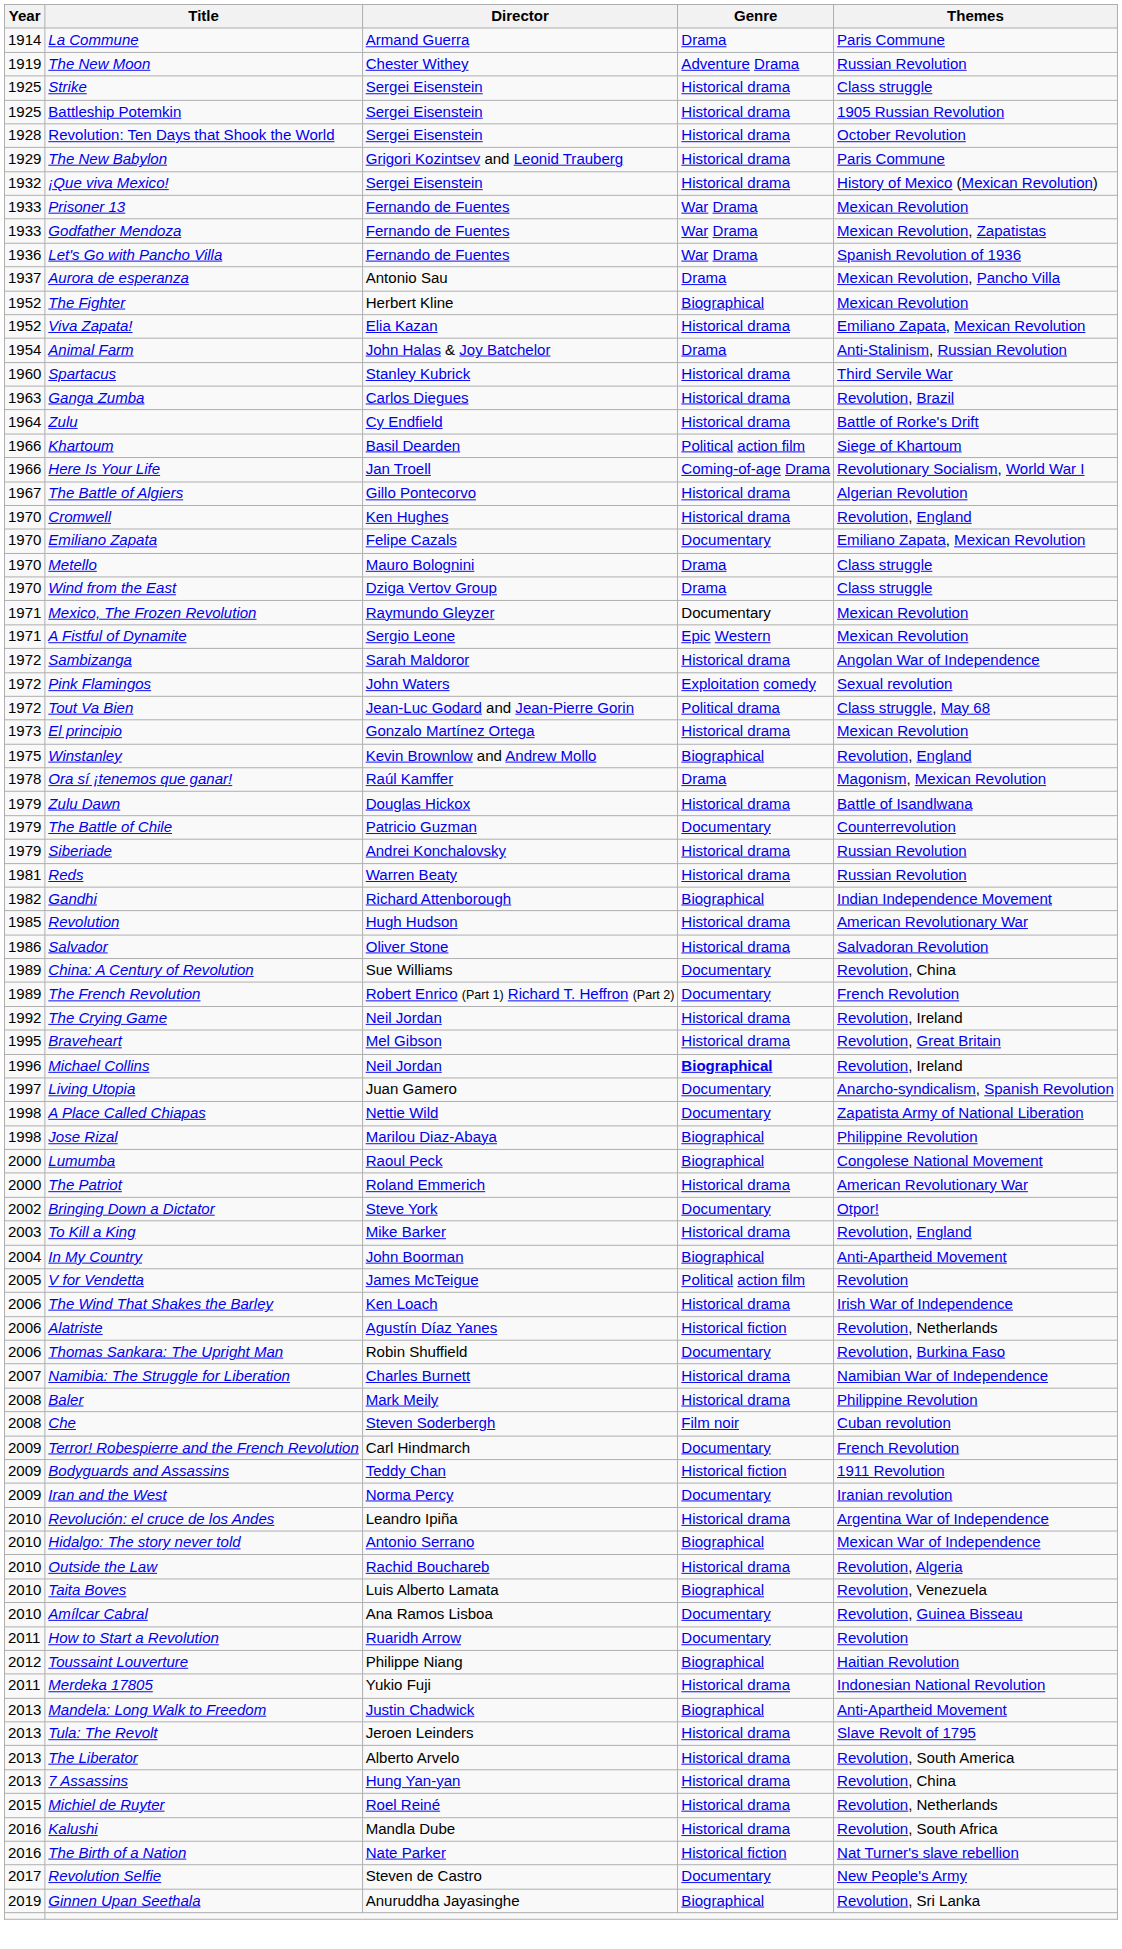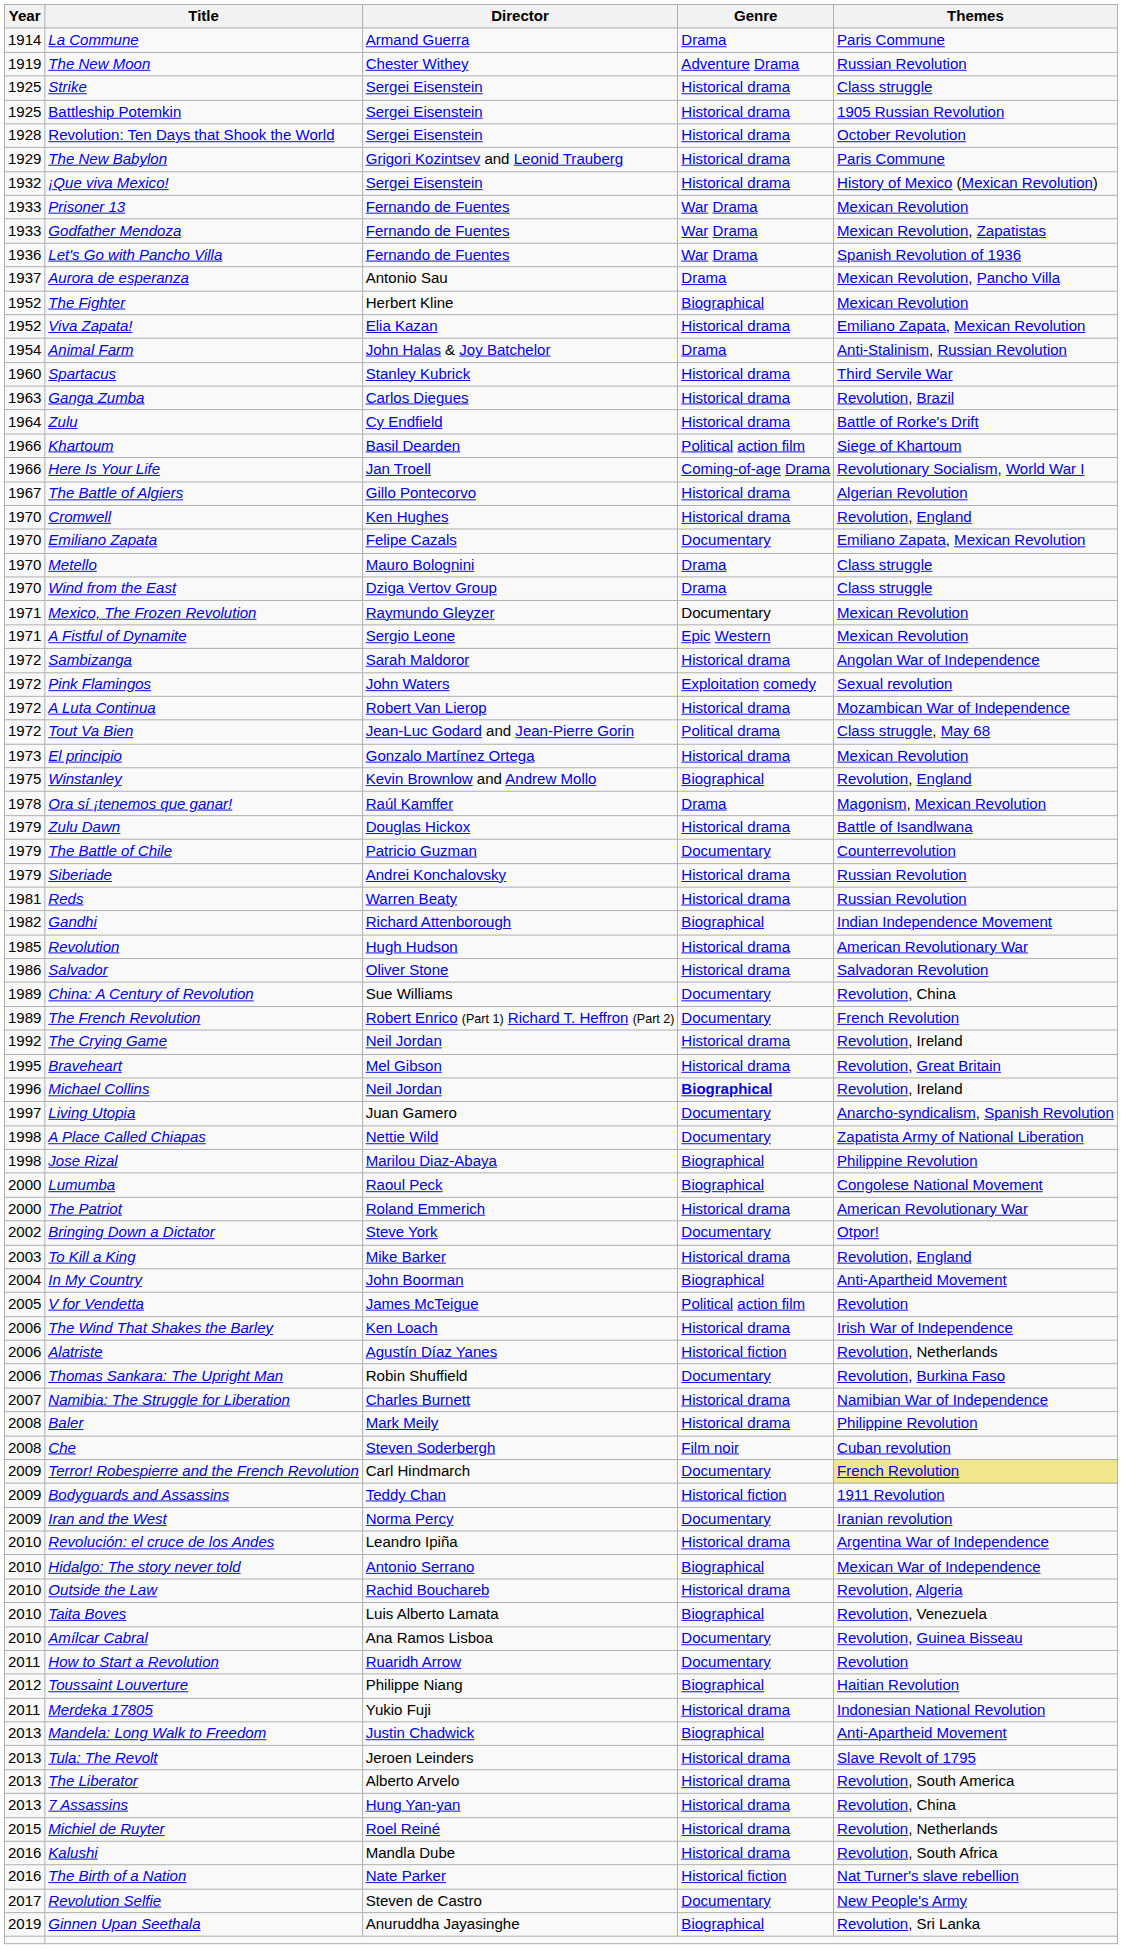+ row: (102, 708)
(898, 1447) no background -> (898, 1471) khaki background
